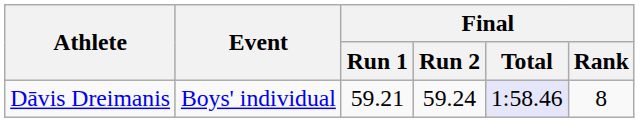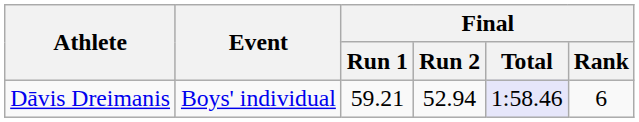(449, 98) 59.24 -> (449, 98) 52.94
(601, 98) 8 -> (601, 98) 6
